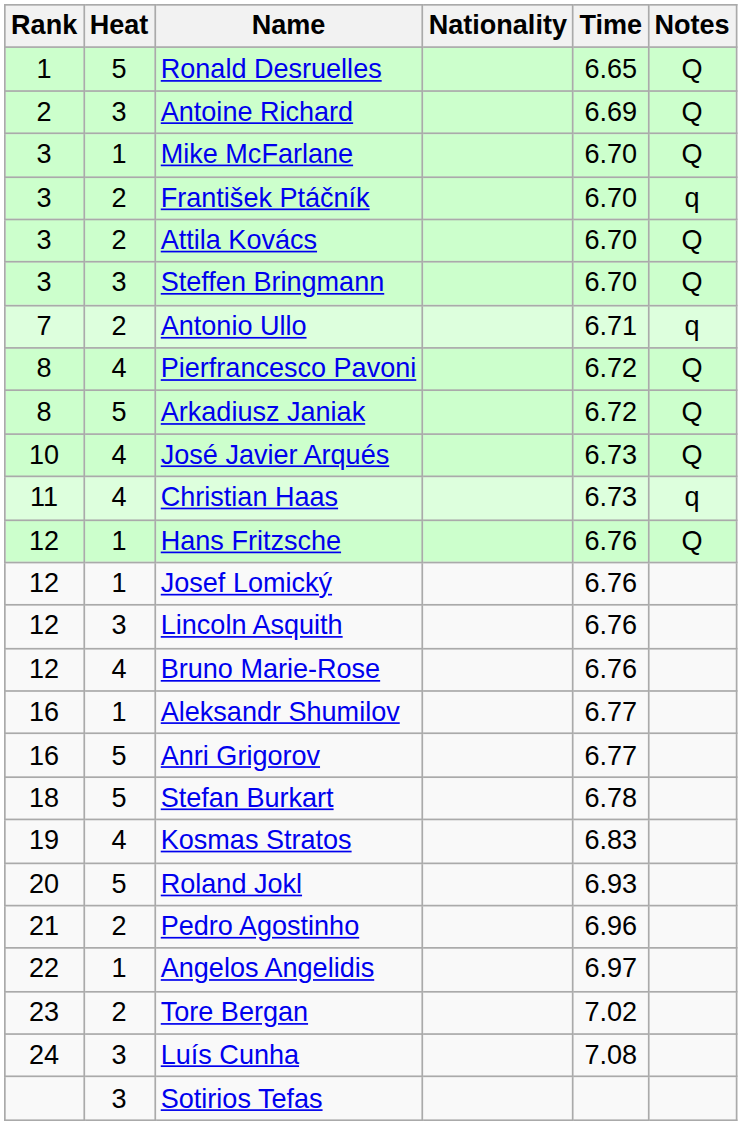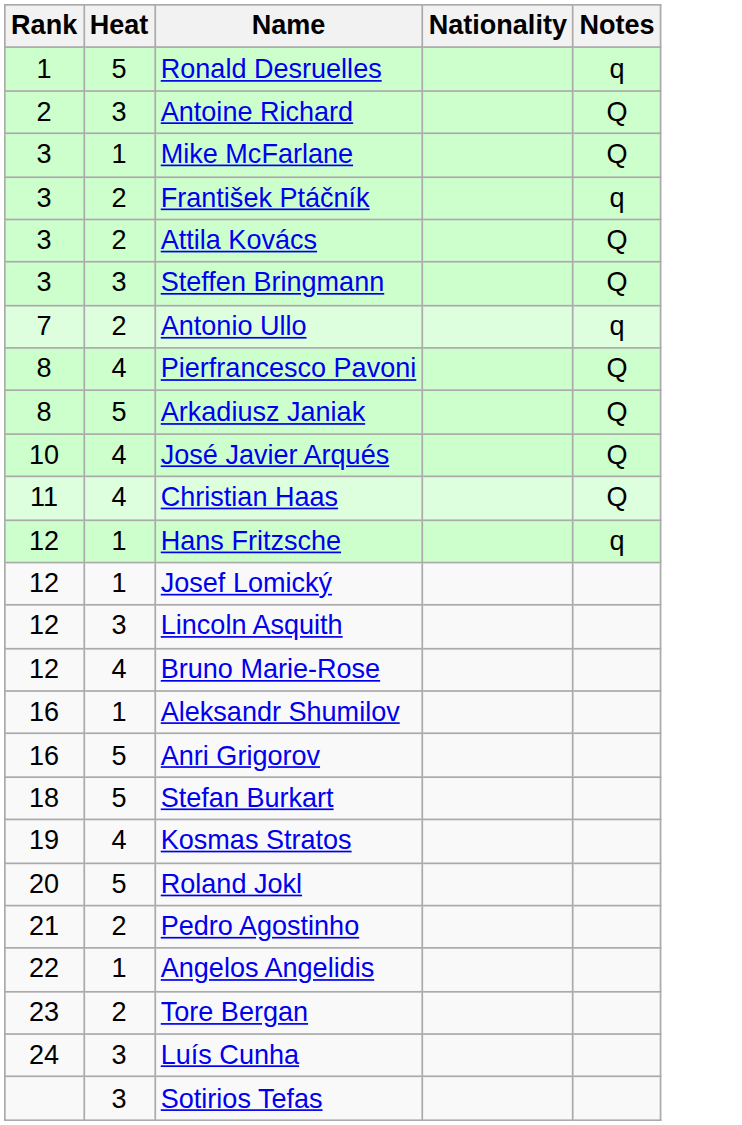- column: (611, 25)
(692, 68) Q -> (617, 68) q
(692, 497) q -> (617, 497) Q
(692, 540) Q -> (617, 540) q
